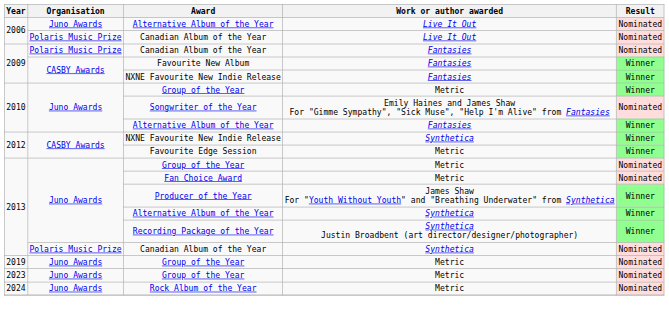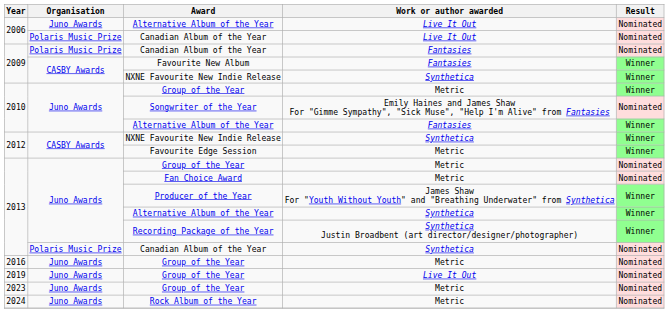(450, 77) Fantasies -> (450, 77) Synthetica
+ row: (16, 262)
(450, 262) Metric -> (450, 275) Live It Out
